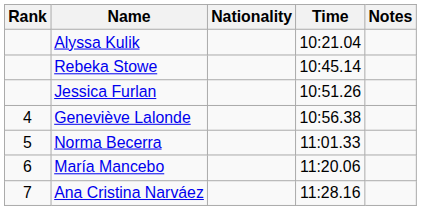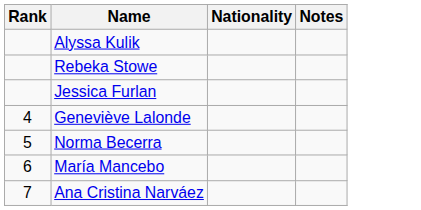- column: (330, 17)
